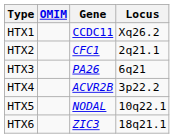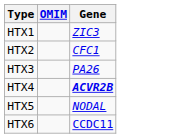- column: (142, 14)
(93, 32) CCDC11 -> (86, 32) ZIC3
(93, 87) normal -> (93, 87) bold
(86, 124) ZIC3 -> (93, 124) CCDC11
